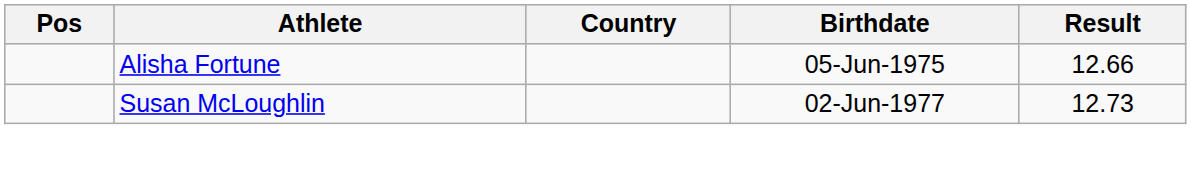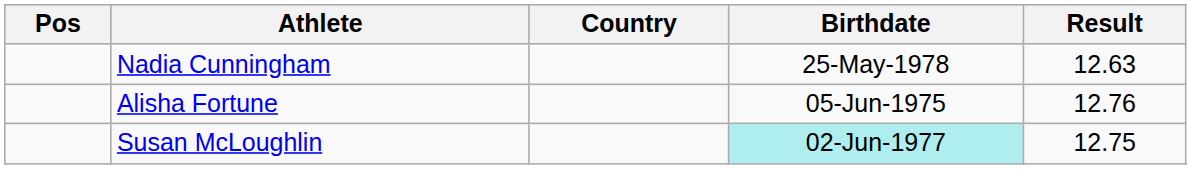+ row: (224, 63)
(1103, 63) 12.66 -> (1105, 103) 12.76
(875, 103) no background -> (876, 143) paleturquoise background
(1103, 103) 12.73 -> (1105, 143) 12.75
